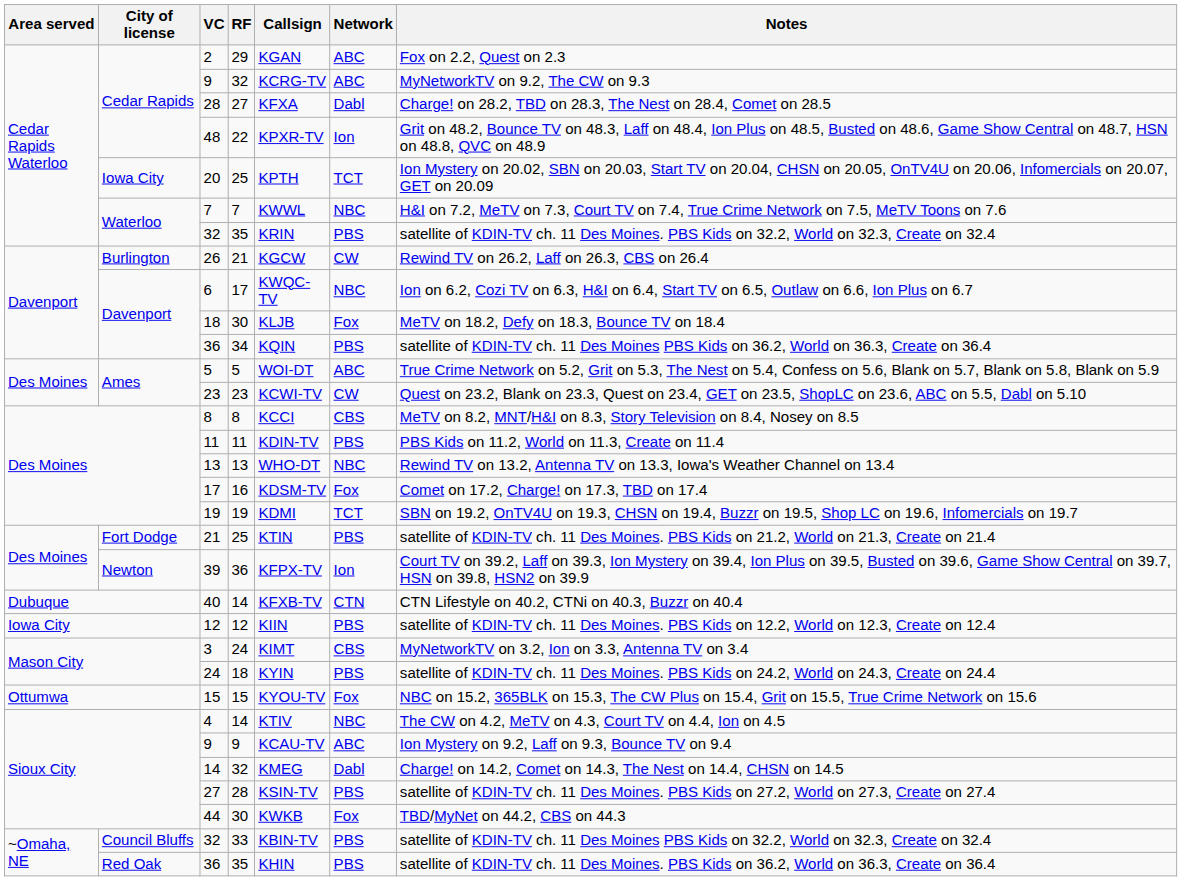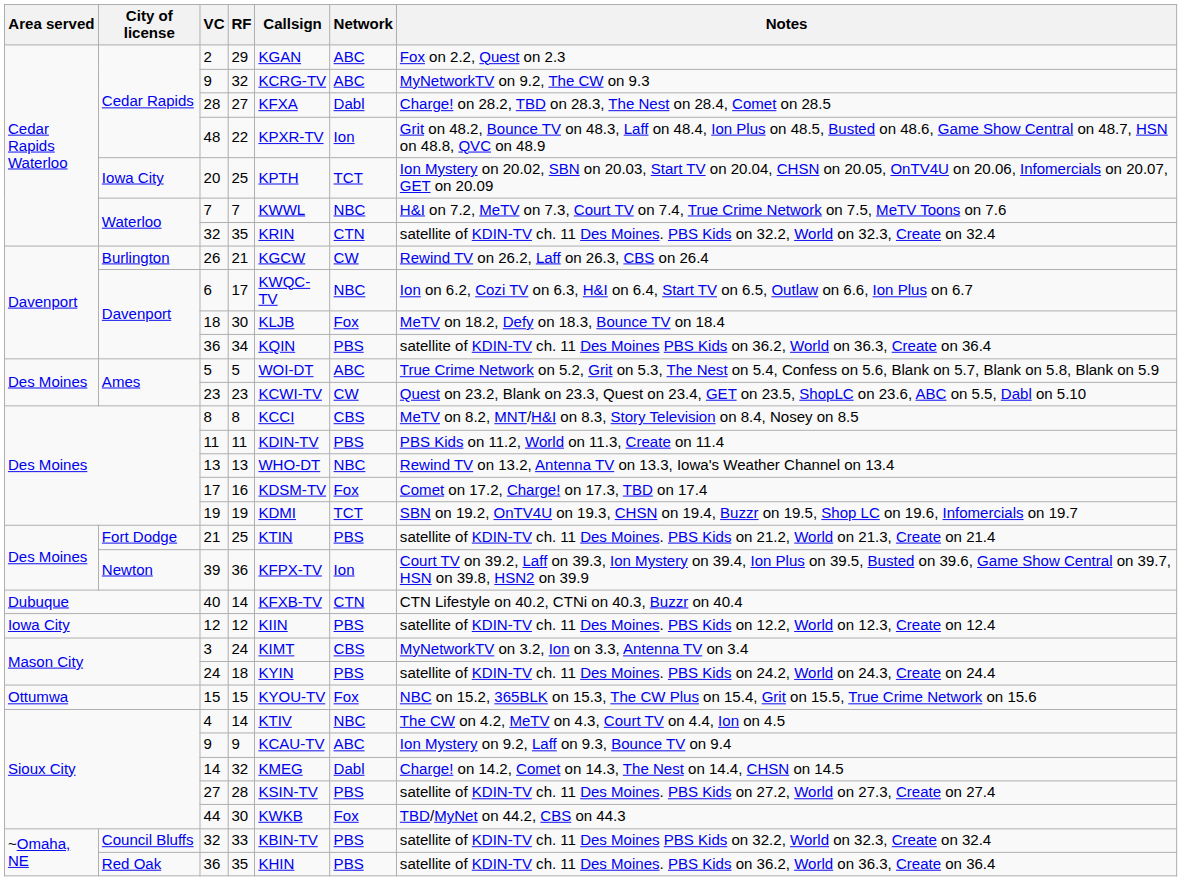(349, 234) PBS -> (349, 234) CTN
